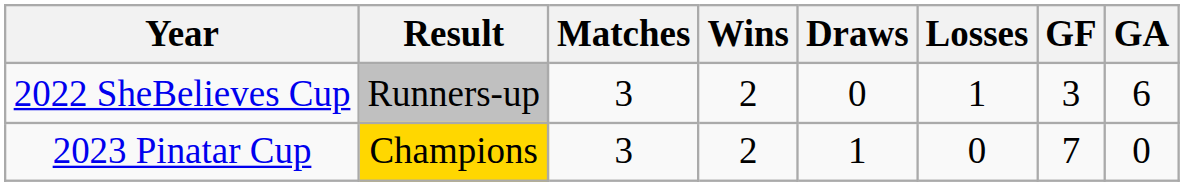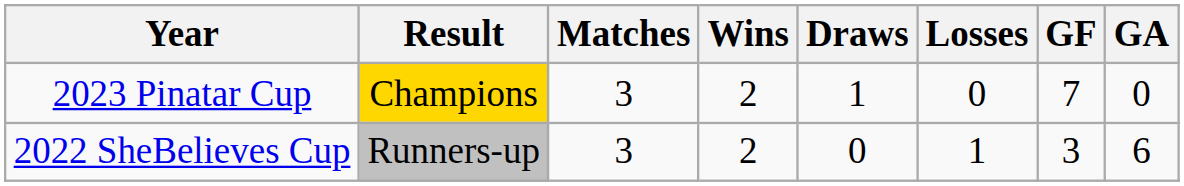rows swapped: (182, 92) <-> (182, 151)
